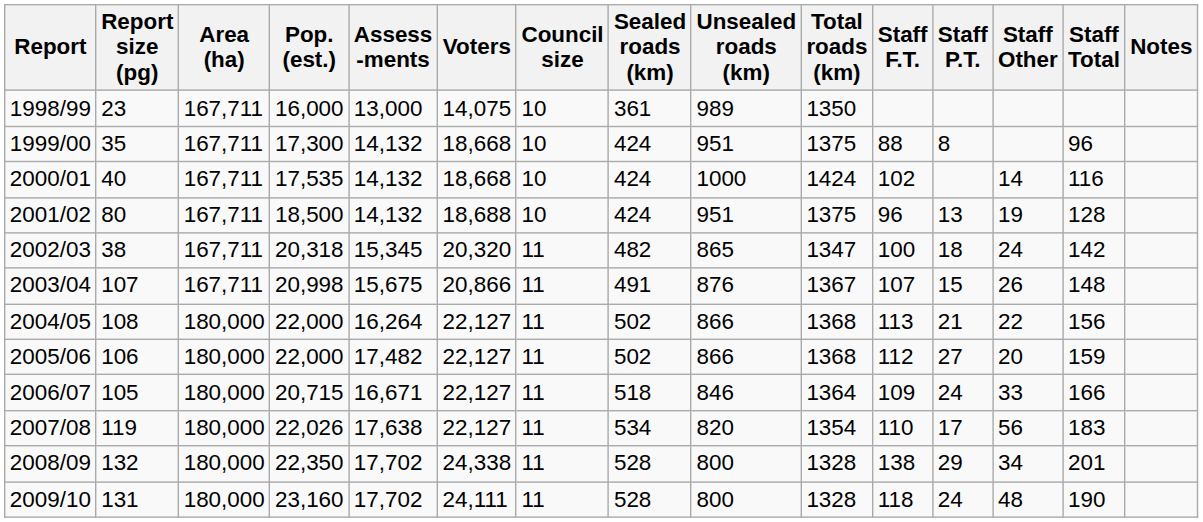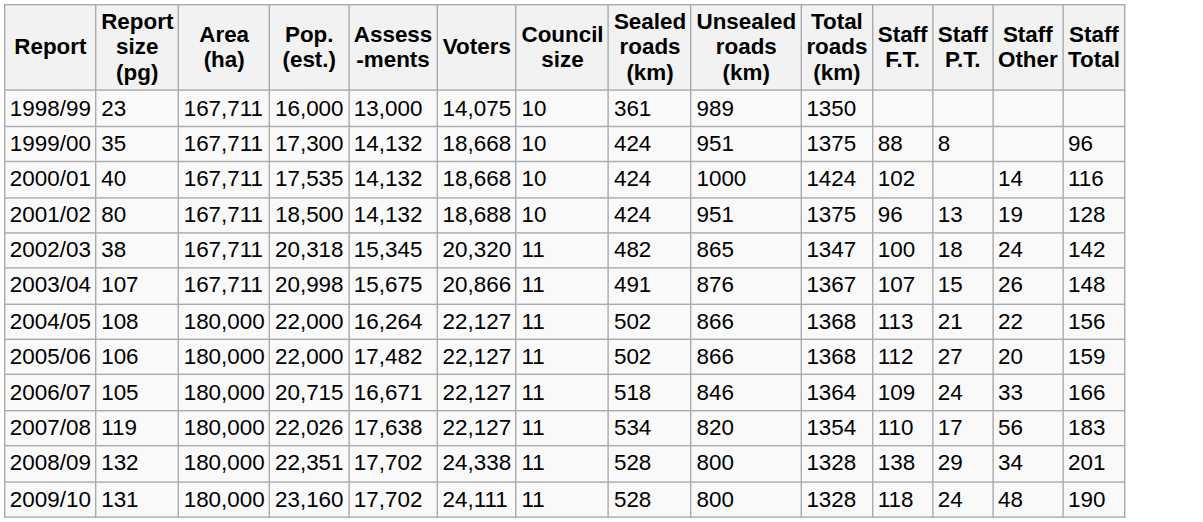- column: (1161, 47)
(309, 463) 22,350 -> (309, 463) 22,351
